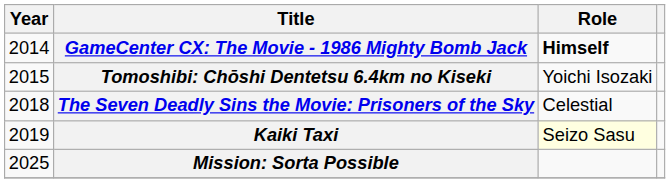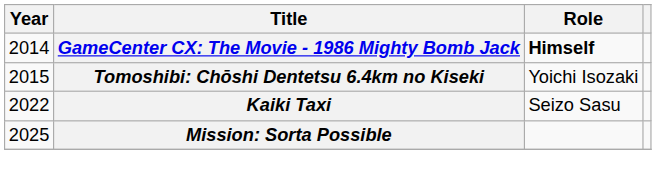- row: (296, 105)
(29, 134) 2019 -> (29, 105) 2022
(589, 134) lightyellow background -> (575, 105) no background
